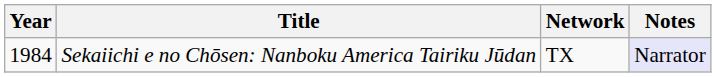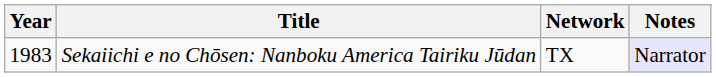(31, 54) 1984 -> (31, 54) 1983
